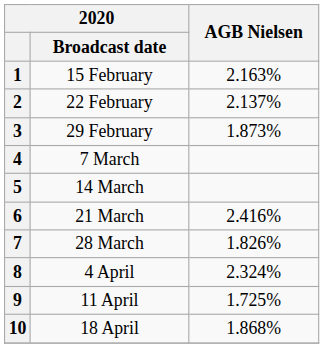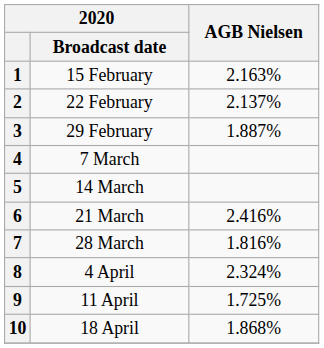(254, 131) 1.873% -> (254, 131) 1.887%
(254, 243) 1.826% -> (254, 243) 1.816%
